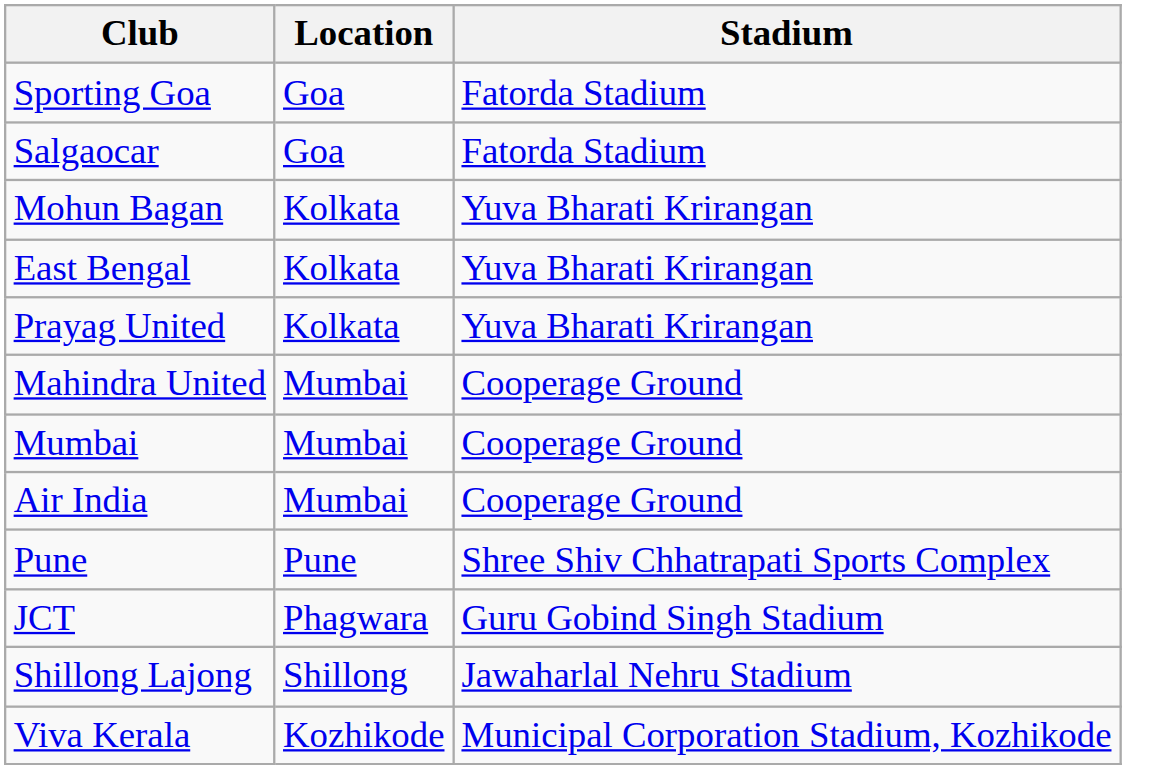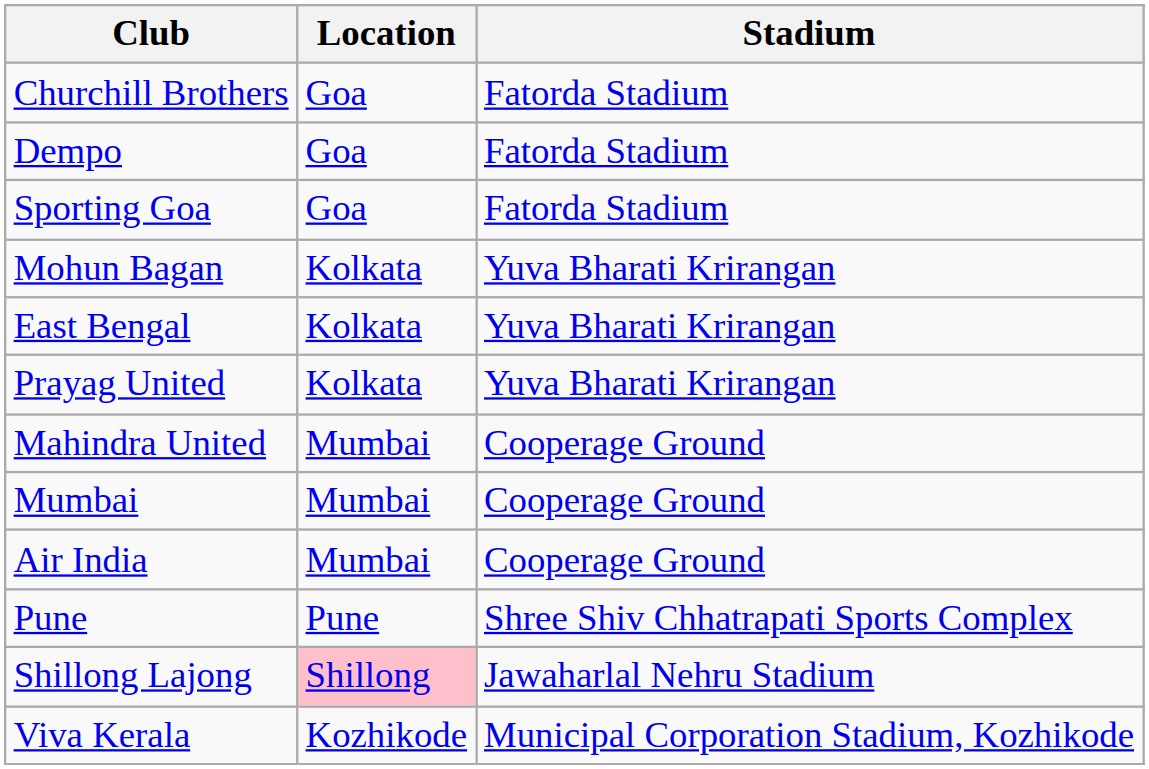+ row: (151, 92)
+ row: (68, 150)
- row: (86, 150)
- row: (44, 617)
(345, 675) no background -> (368, 675) pink background
